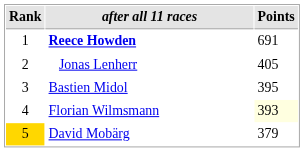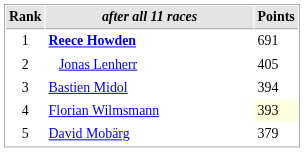(268, 87) 395 -> (268, 87) 394
(25, 134) gold background -> (25, 134) no background
